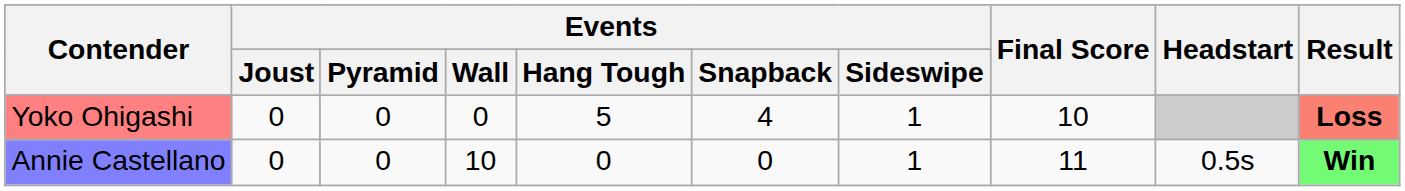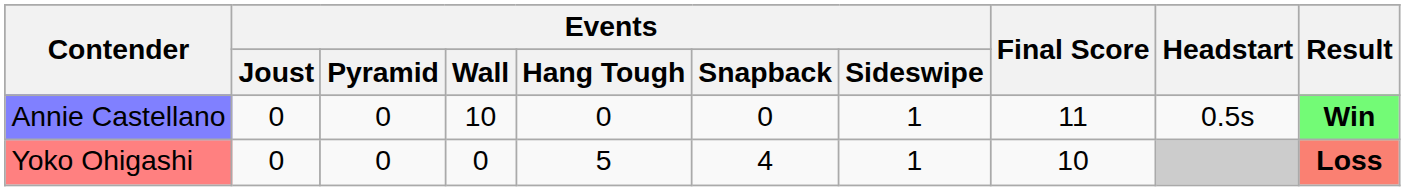rows swapped: (102, 116) <-> (118, 161)
